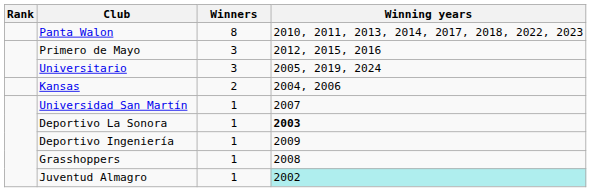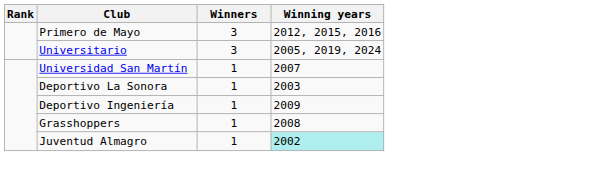- row: (76, 32)
- row: (60, 86)
(287, 123) bold -> (287, 86) normal
